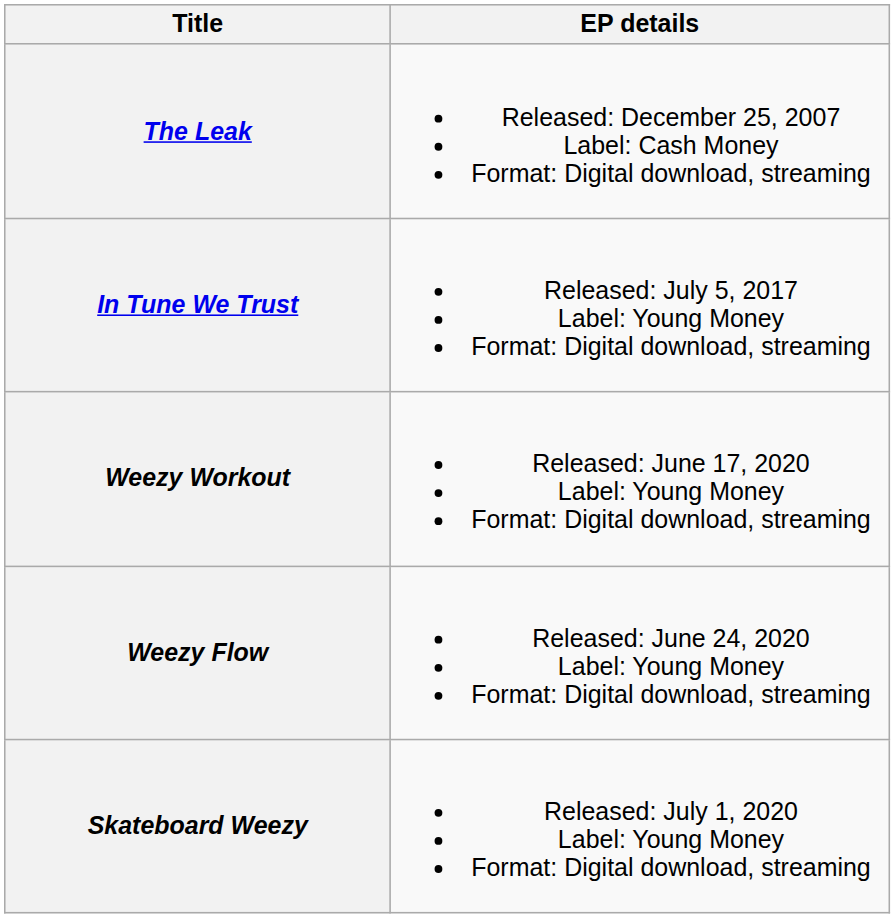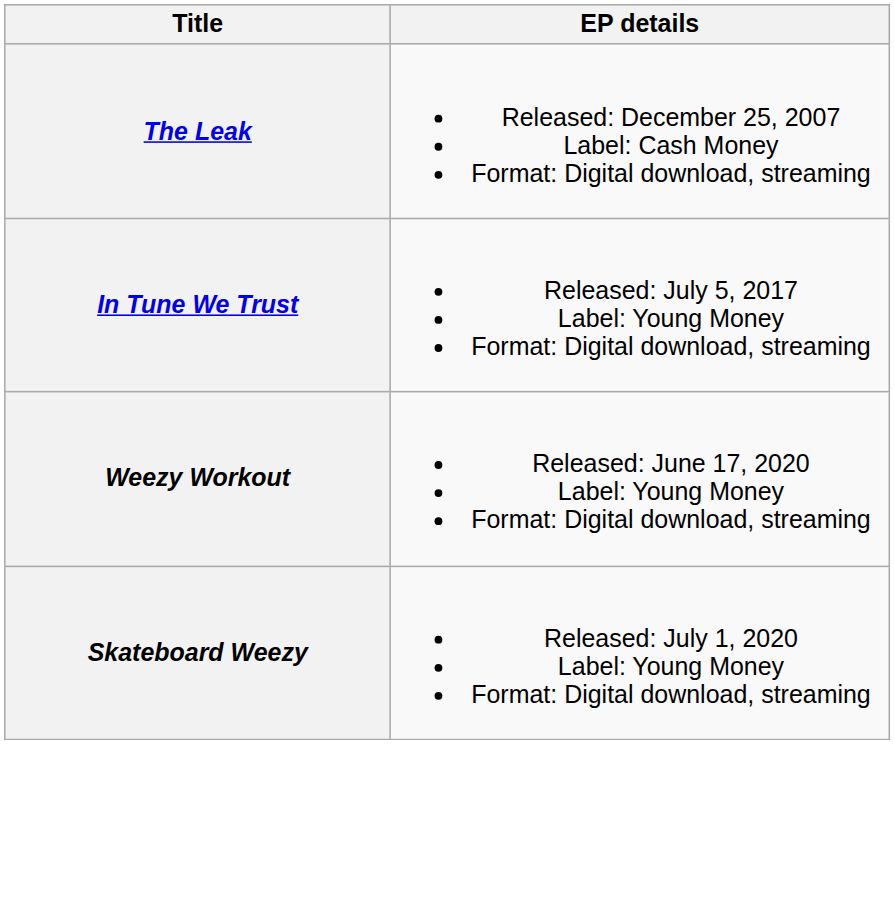- row: (198, 652)
